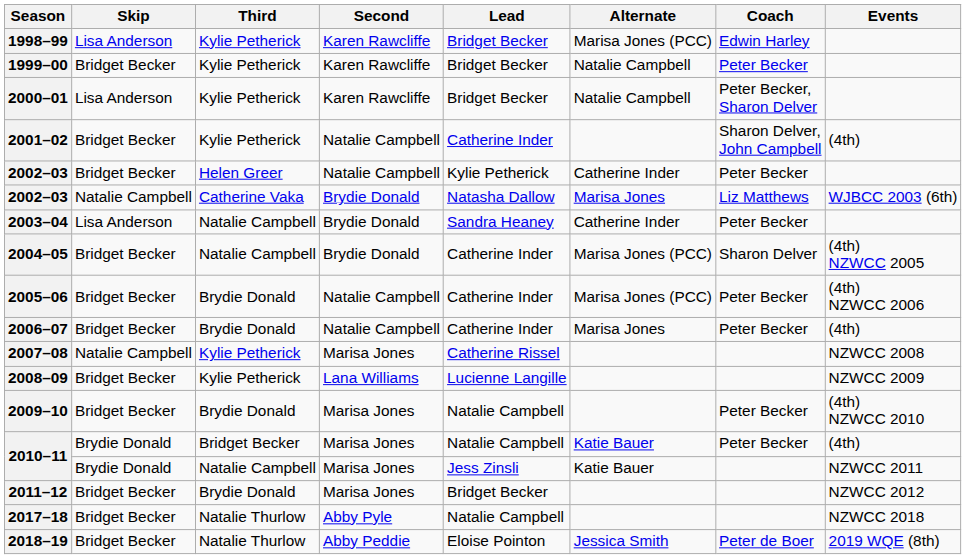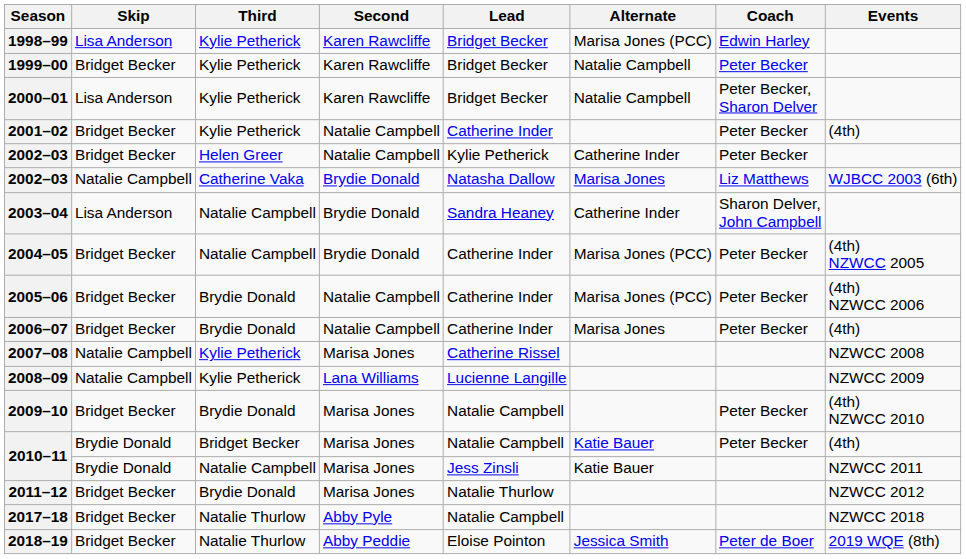(770, 140) Sharon Delver, John Campbell -> (763, 131) Peter Becker
(763, 221) Peter Becker -> (770, 213) Sharon Delver, John Campbell
(768, 254) Sharon Delver -> (763, 254) Peter Becker
(125, 378) Bridget Becker -> (133, 378) Natalie Campbell
(497, 492) Bridget Becker -> (500, 492) Natalie Thurlow
